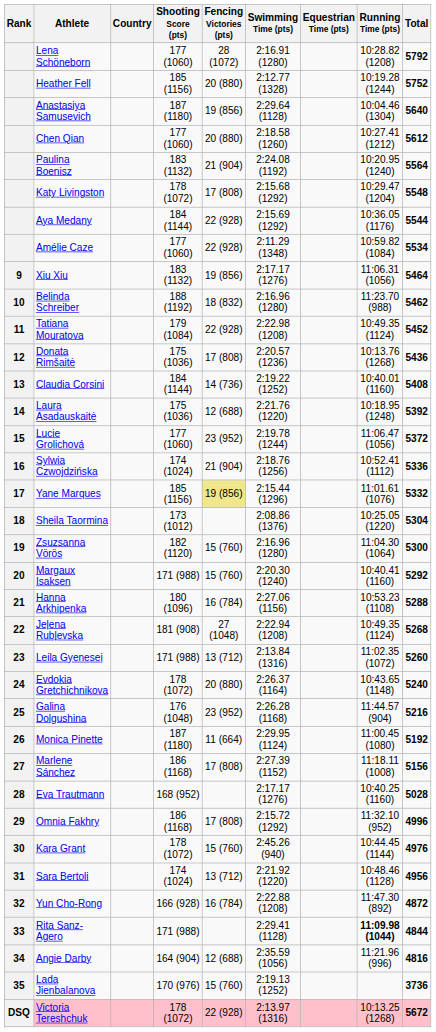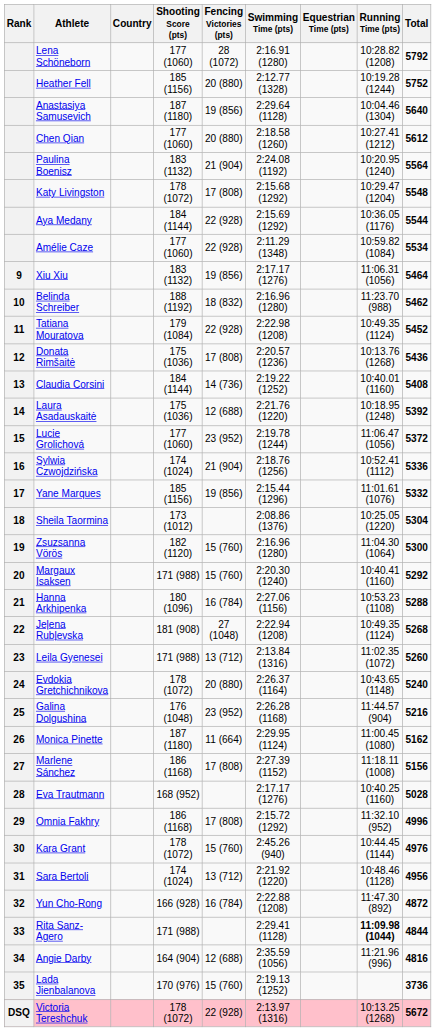(224, 494) khaki background -> (224, 494) no background
(417, 739) 5192 -> (417, 739) 5162
